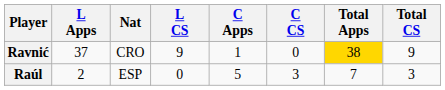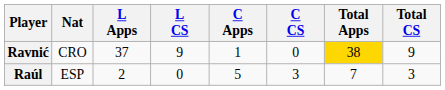columns swapped: (130, 23) <-> (81, 23)
